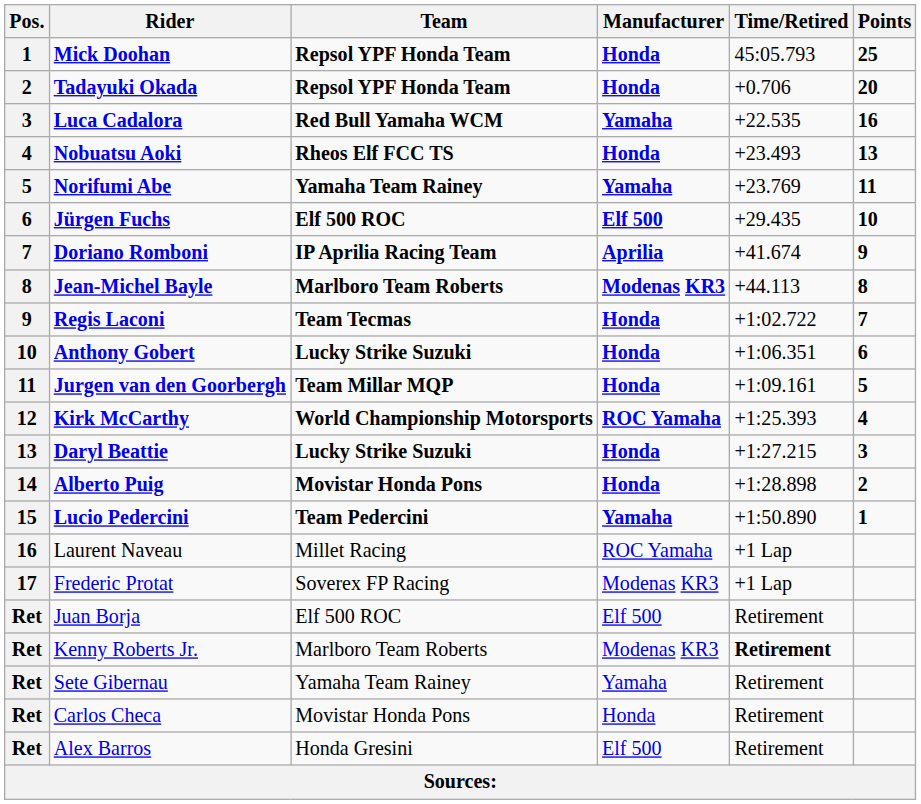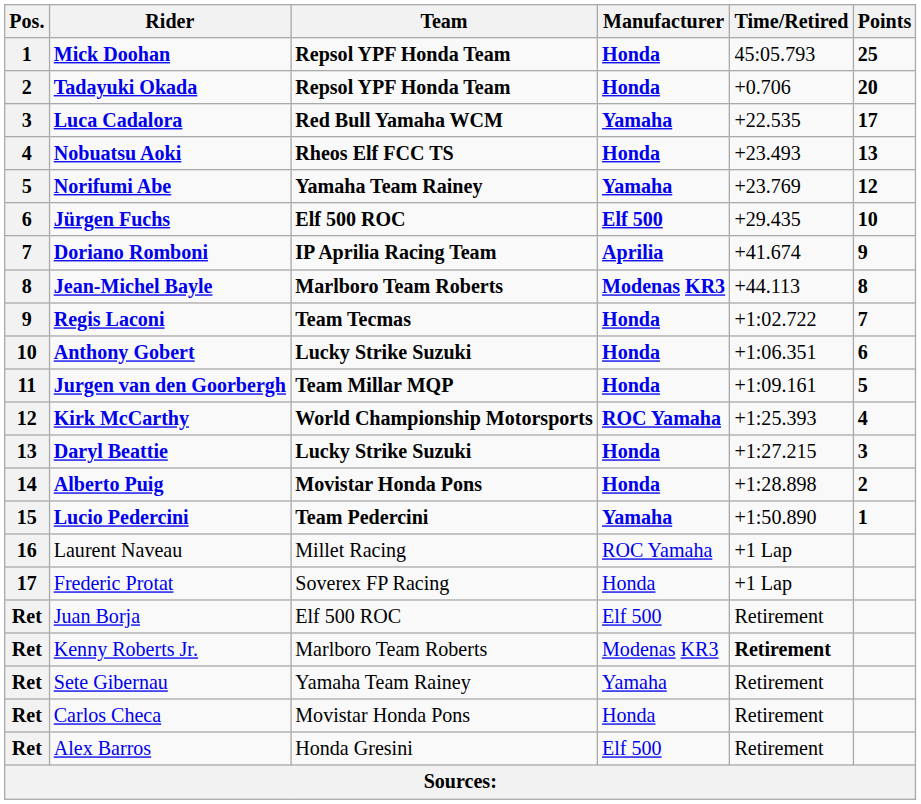(868, 120) 16 -> (868, 120) 17
(867, 186) 11 -> (868, 186) 12
(660, 583) Modenas KR3 -> (629, 583) Honda
